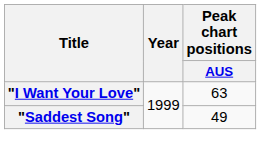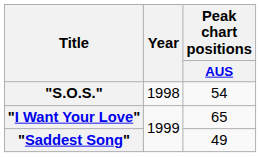+ row: (74, 93)
(219, 93) 63 -> (219, 116) 65
